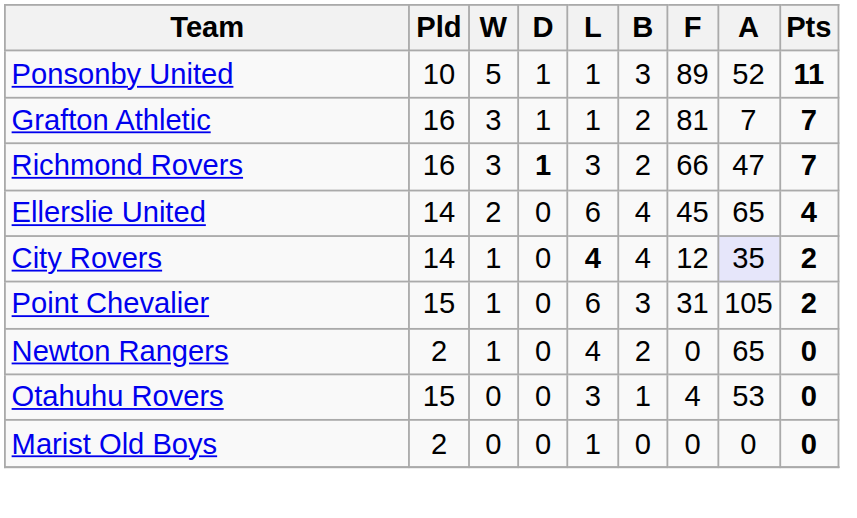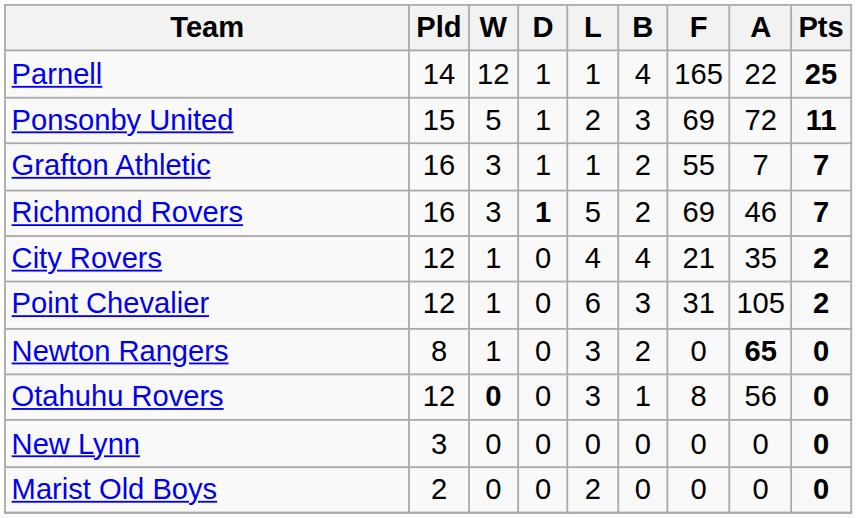+ row: (57, 73)
(439, 73) 10 -> (439, 119) 15
(593, 73) 1 -> (593, 119) 2
(693, 73) 89 -> (699, 119) 69
(748, 73) 52 -> (761, 119) 72
(693, 119) 81 -> (699, 166) 55
(593, 166) 3 -> (593, 212) 5
(693, 166) 66 -> (699, 212) 69
(748, 166) 47 -> (761, 212) 46
- row: (109, 212)
(439, 258) 14 -> (439, 258) 12
(593, 258) bold -> (593, 258) normal
(693, 258) 12 -> (699, 258) 21
(748, 258) lavender background -> (761, 258) no background
(439, 304) 15 -> (439, 304) 12
(439, 350) 2 -> (439, 350) 8
(593, 350) 4 -> (593, 350) 3
(748, 350) normal -> (761, 350) bold
(439, 397) 15 -> (439, 397) 12
(493, 397) normal -> (493, 397) bold
(693, 397) 4 -> (699, 397) 8
(748, 397) 53 -> (761, 397) 56
+ row: (76, 443)
(593, 443) 1 -> (593, 489) 2
